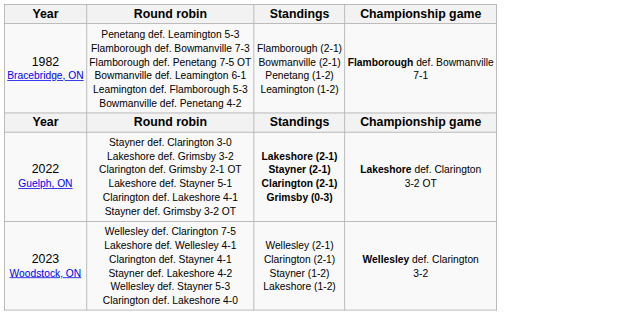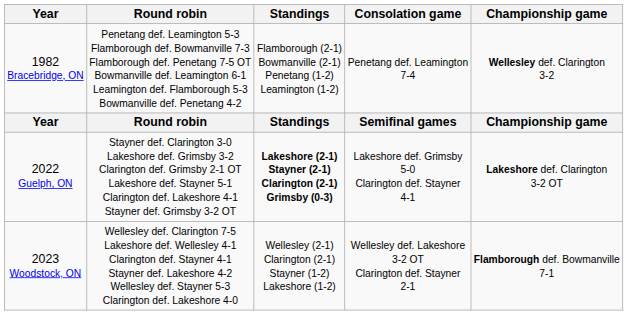+ column: (408, 14)
(421, 69) Flamborough def. Bowmanville 7-1 -> (547, 69) Wellesley def. Clarington 3-2
(421, 266) Wellesley def. Clarington 3-2 -> (547, 266) Flamborough def. Bowmanville 7-1
